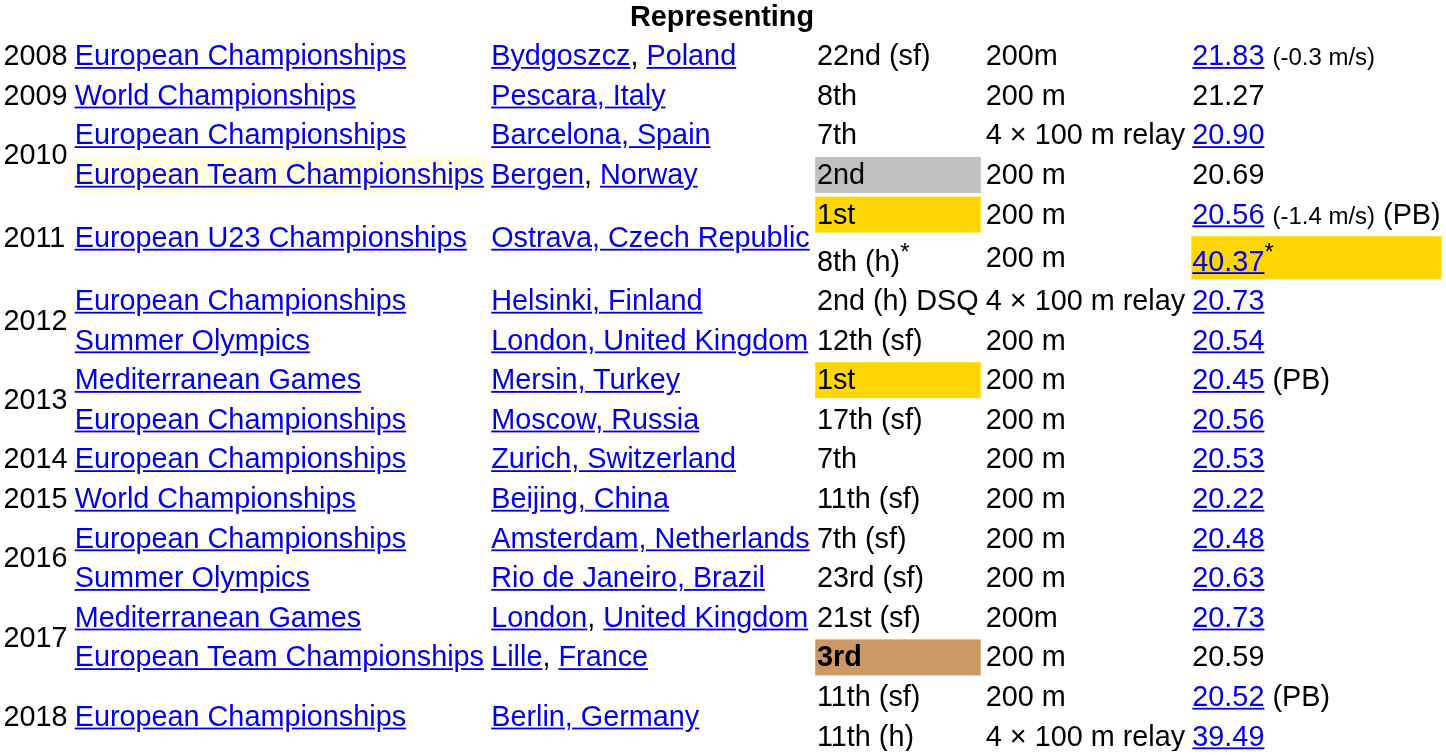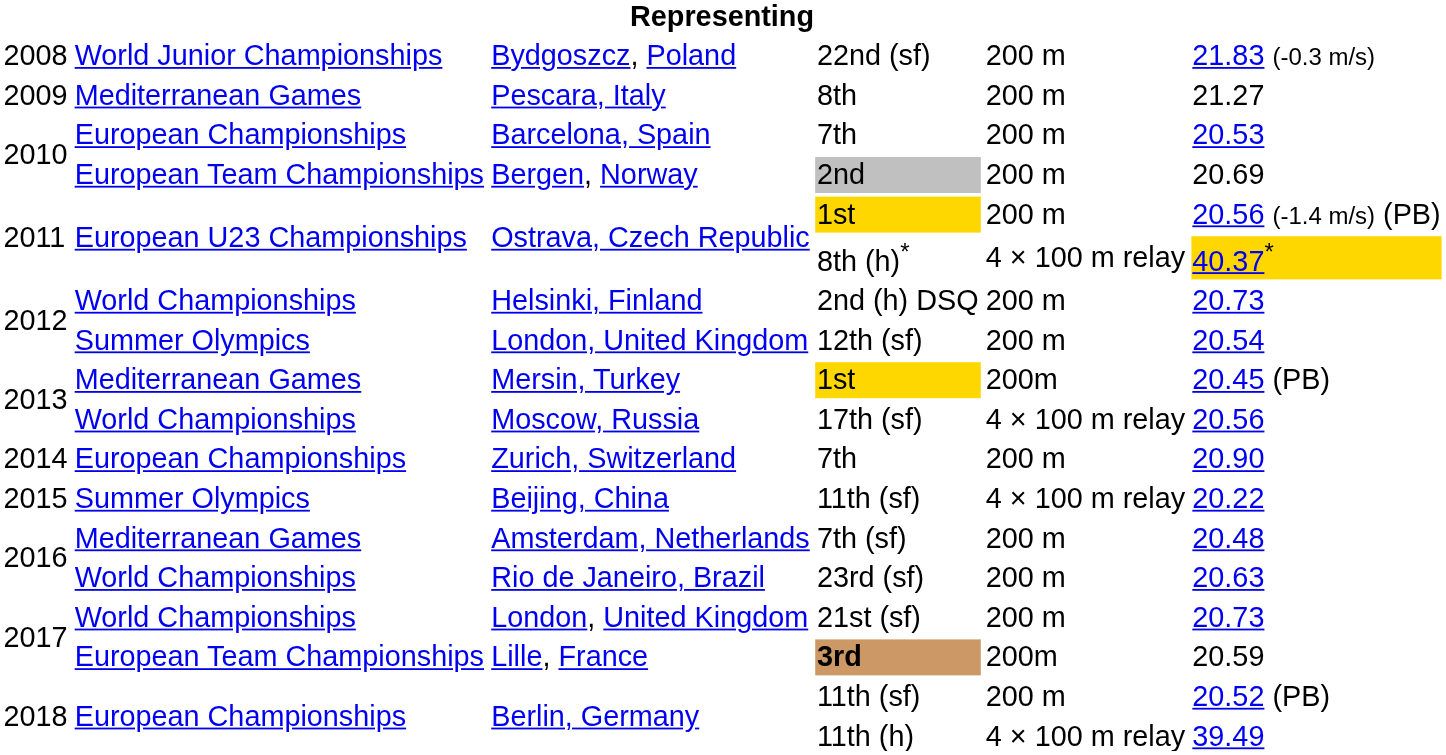(240, 55) European Championships -> (258, 55) World Junior Championships
(1022, 55) 200m -> (1026, 55) 200 m
(215, 95) World Championships -> (218, 95) Mediterranean Games
(1085, 134) 4 × 100 m relay -> (1026, 134) 200 m
(1228, 134) 20.90 -> (1228, 134) 20.53
(279, 174) lightyellow background -> (279, 174) no background
(1026, 257) 200 m -> (1085, 257) 4 × 100 m relay
(240, 301) European Championships -> (215, 301) World Championships
(1085, 301) 4 × 100 m relay -> (1026, 301) 200 m
(1026, 380) 200 m -> (1022, 380) 200m
(240, 419) European Championships -> (215, 419) World Championships
(1026, 419) 200 m -> (1085, 419) 4 × 100 m relay
(1228, 459) 20.53 -> (1228, 459) 20.90
(215, 499) World Championships -> (192, 499) Summer Olympics
(1026, 499) 200 m -> (1085, 499) 4 × 100 m relay
(240, 538) European Championships -> (218, 538) Mediterranean Games
(192, 578) Summer Olympics -> (215, 578) World Championships
(218, 617) Mediterranean Games -> (215, 617) World Championships
(1022, 617) 200m -> (1026, 617) 200 m
(1026, 657) 200 m -> (1022, 657) 200m
